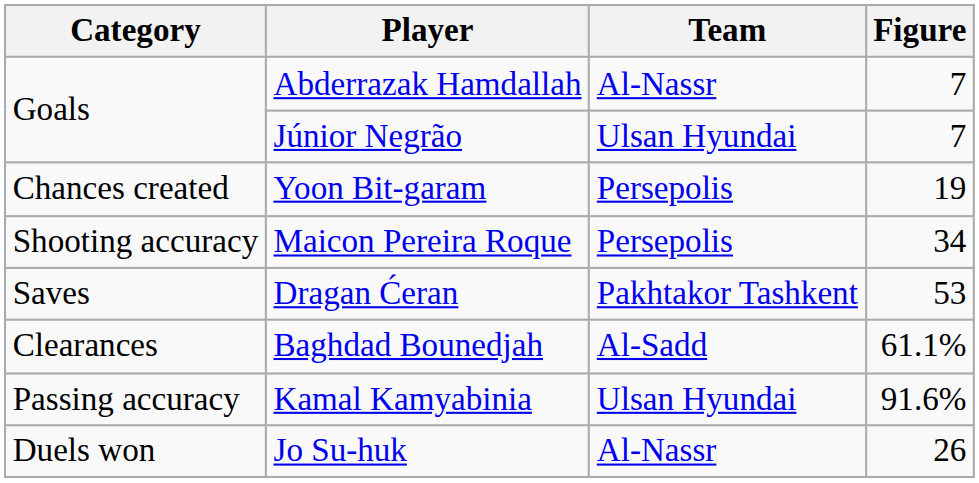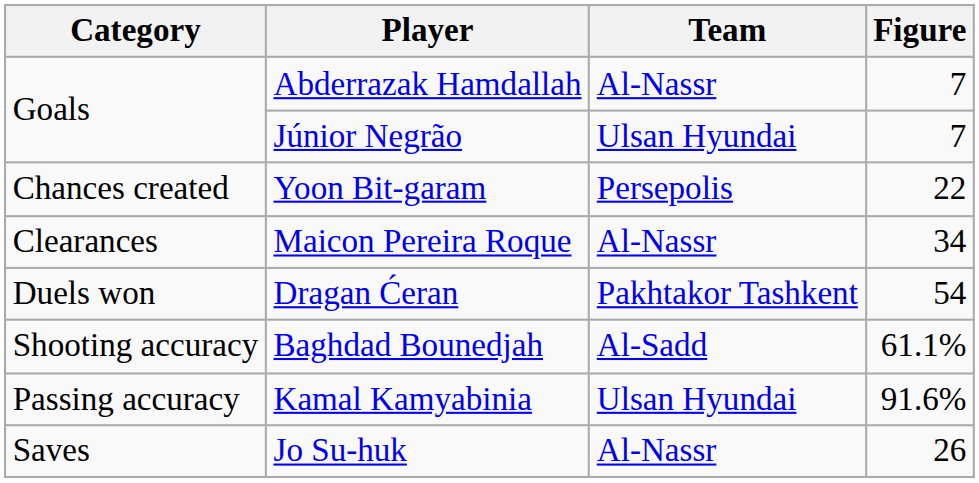(950, 188) 19 -> (950, 188) 22
(135, 240) Shooting accuracy -> (85, 240) Clearances
(665, 240) Persepolis -> (657, 240) Al-Nassr
(51, 293) Saves -> (84, 293) Duels won
(950, 293) 53 -> (950, 293) 54
(85, 345) Clearances -> (135, 345) Shooting accuracy
(84, 450) Duels won -> (51, 450) Saves
